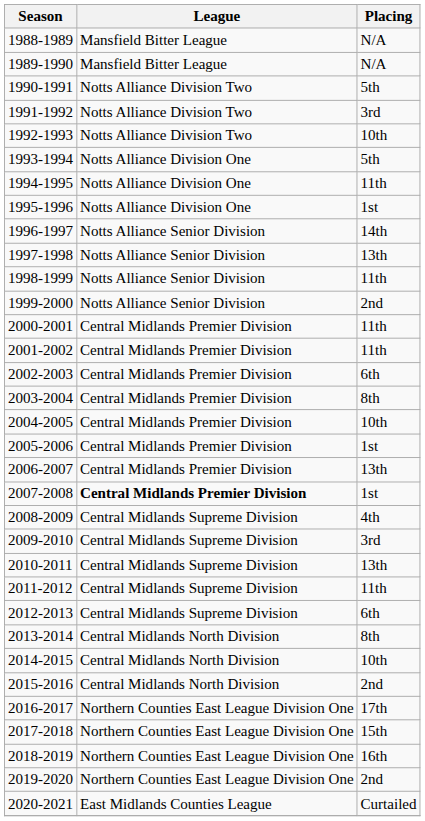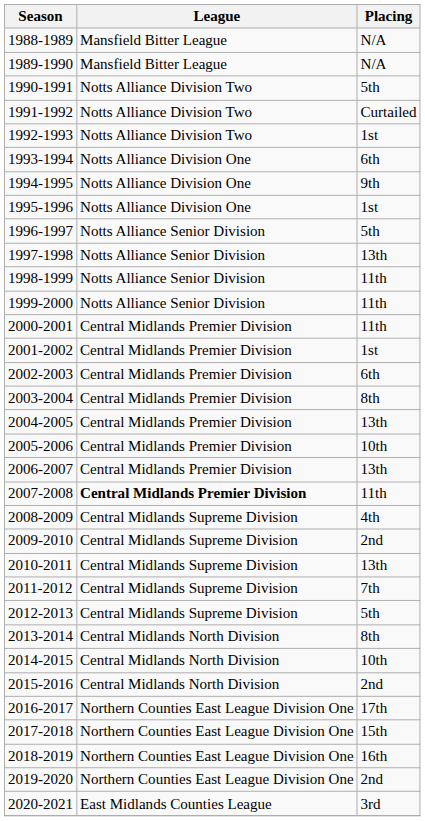(371, 111) 3rd -> (389, 111) Curtailed
(374, 135) 10th -> (369, 135) 1st
(370, 159) 5th -> (370, 159) 6th
(374, 183) 11th -> (370, 183) 9th
(374, 231) 14th -> (370, 231) 5th
(372, 302) 2nd -> (374, 302) 11th
(374, 350) 11th -> (369, 350) 1st
(374, 421) 10th -> (374, 421) 13th
(369, 445) 1st -> (374, 445) 10th
(369, 493) 1st -> (374, 493) 11th
(371, 541) 3rd -> (372, 541) 2nd
(374, 588) 11th -> (370, 588) 7th
(370, 612) 6th -> (370, 612) 5th
(389, 803) Curtailed -> (371, 803) 3rd
